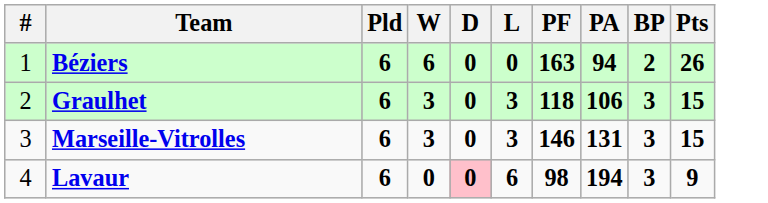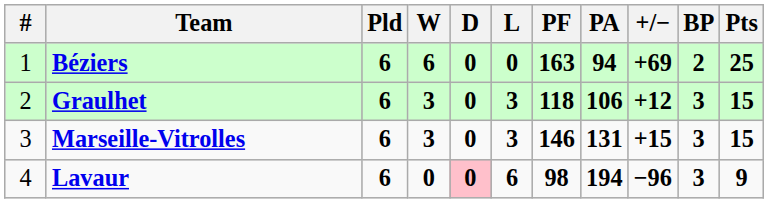+ column: (653, 23)
(692, 62) 26 -> (742, 62) 25
